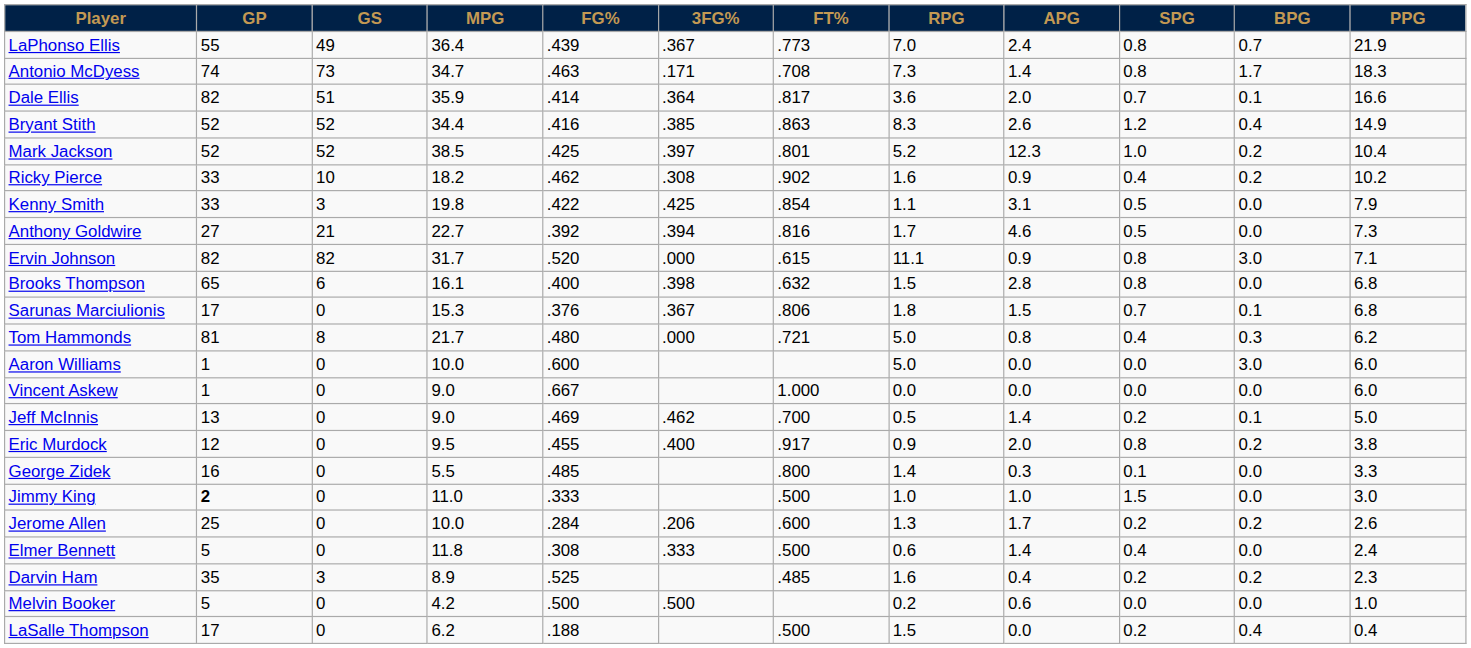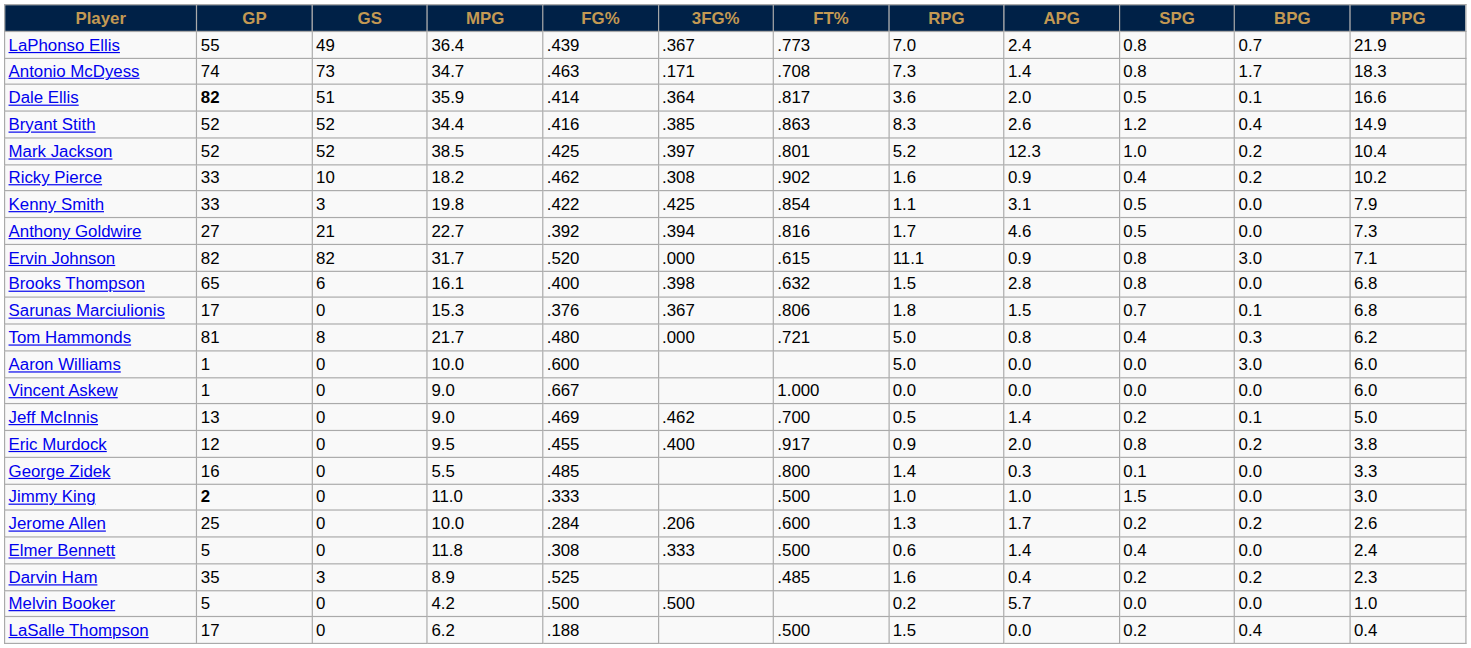(210, 98) normal -> (210, 98) bold
(1135, 98) 0.7 -> (1135, 98) 0.5
(1020, 604) 0.6 -> (1020, 604) 5.7
